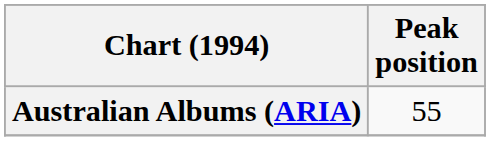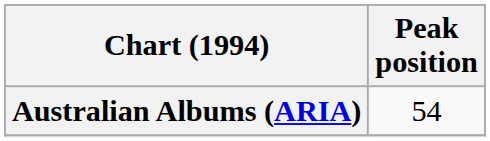(427, 110) 55 -> (427, 110) 54
